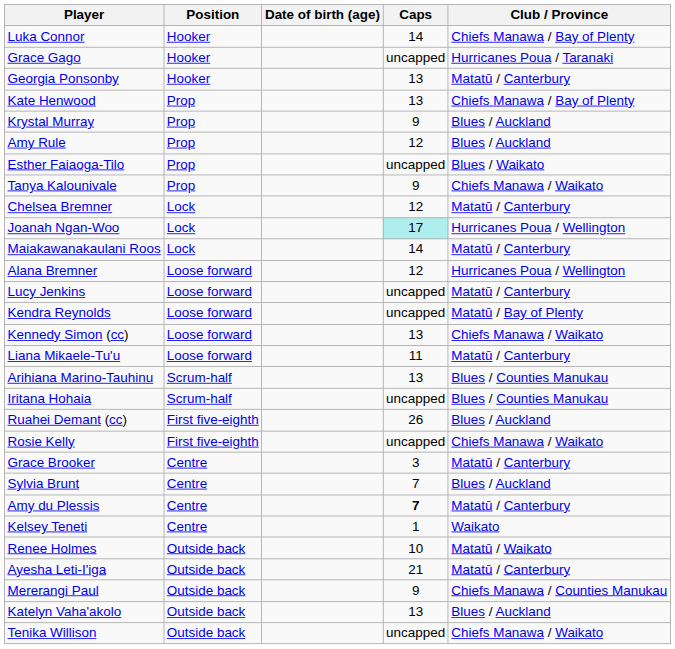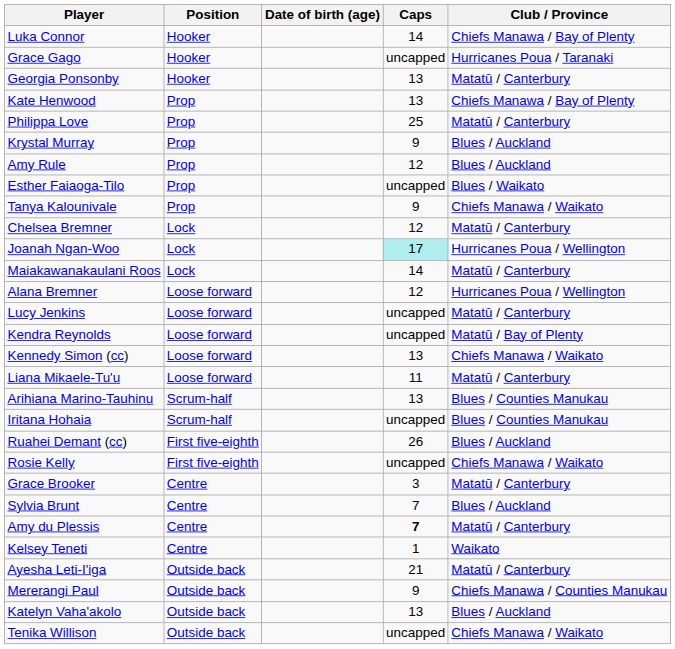+ row: (48, 121)
- row: (52, 548)
